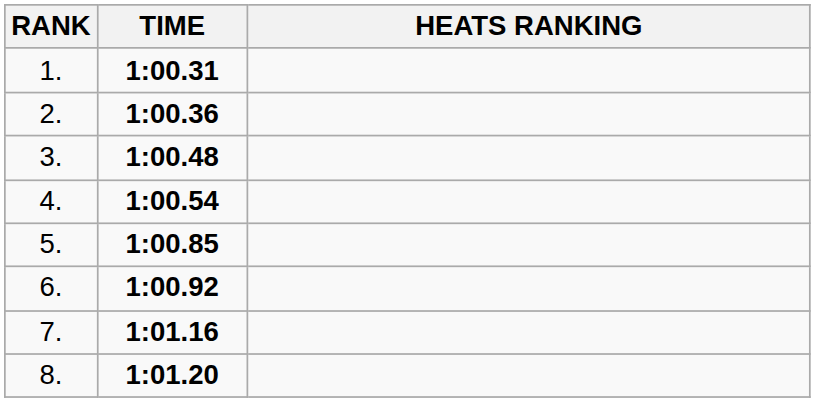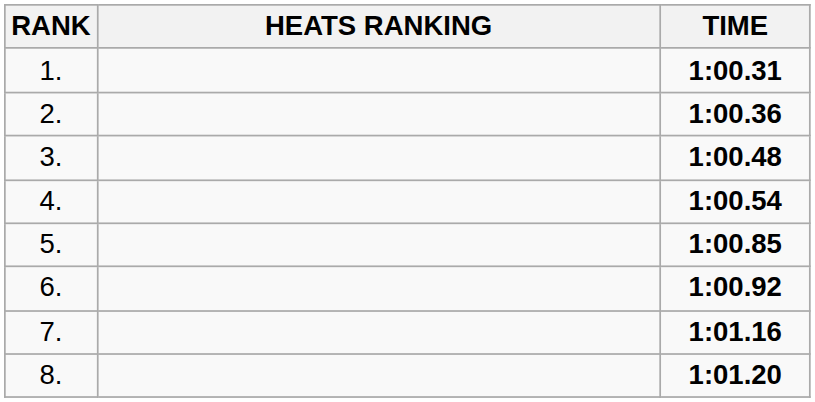columns swapped: (529, 26) <-> (172, 26)
